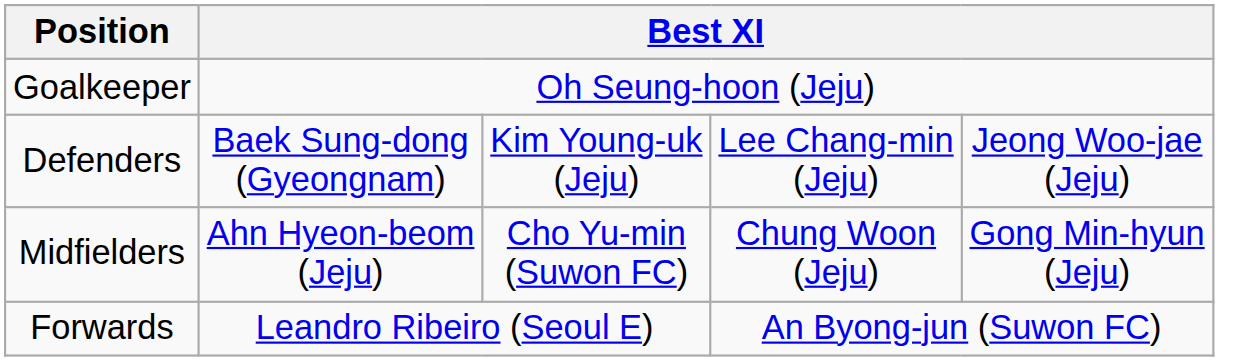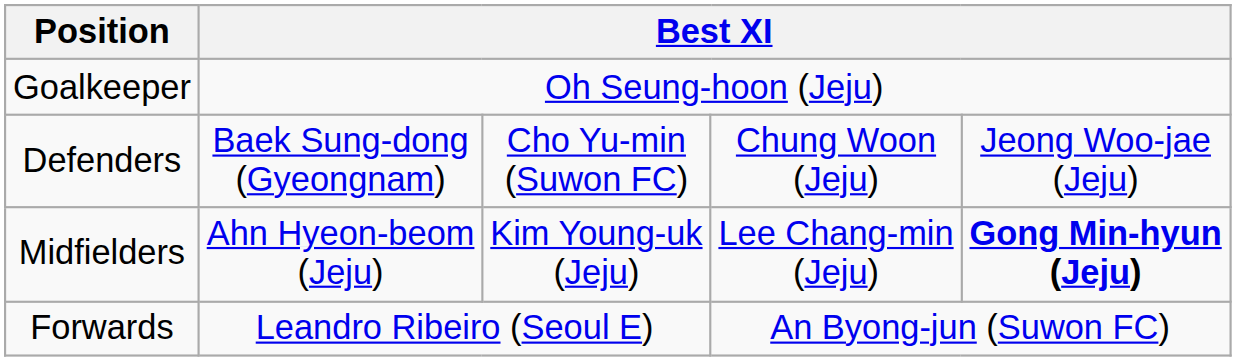(596, 160) Kim Young-uk (Jeju) -> (596, 160) Cho Yu-min (Suwon FC)
(836, 160) Lee Chang-min (Jeju) -> (836, 160) Chung Woon (Jeju)
(596, 253) Cho Yu-min (Suwon FC) -> (596, 253) Kim Young-uk (Jeju)
(836, 253) Chung Woon (Jeju) -> (836, 253) Lee Chang-min (Jeju)
(1087, 253) normal -> (1096, 253) bold
